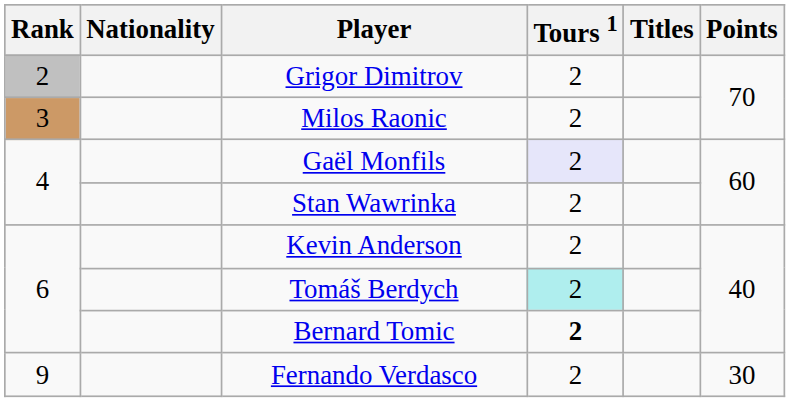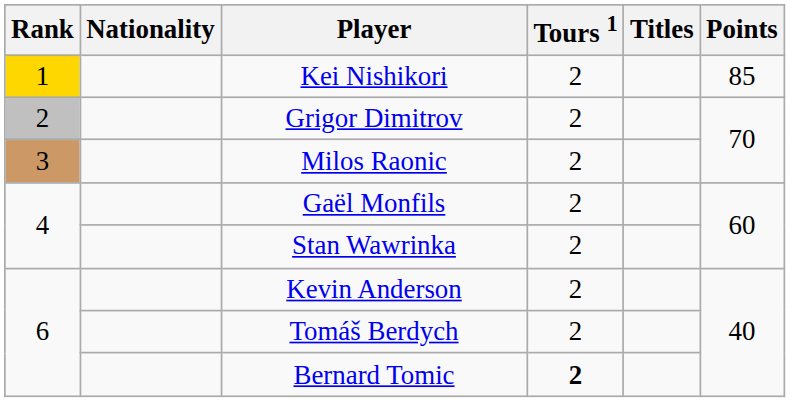+ row: (374, 75)
(575, 160) lavender background -> (575, 203) no background
(575, 288) paleturquoise background -> (575, 331) no background
- row: (374, 374)
